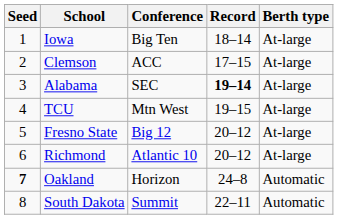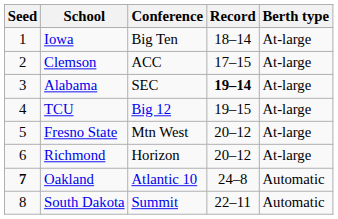(160, 109) Mtn West -> (151, 109) Big 12
(151, 132) Big 12 -> (160, 132) Mtn West
(164, 156) Atlantic 10 -> (156, 156) Horizon
(156, 179) Horizon -> (164, 179) Atlantic 10
